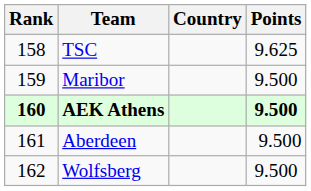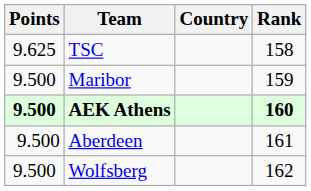columns swapped: (31, 19) <-> (276, 19)
